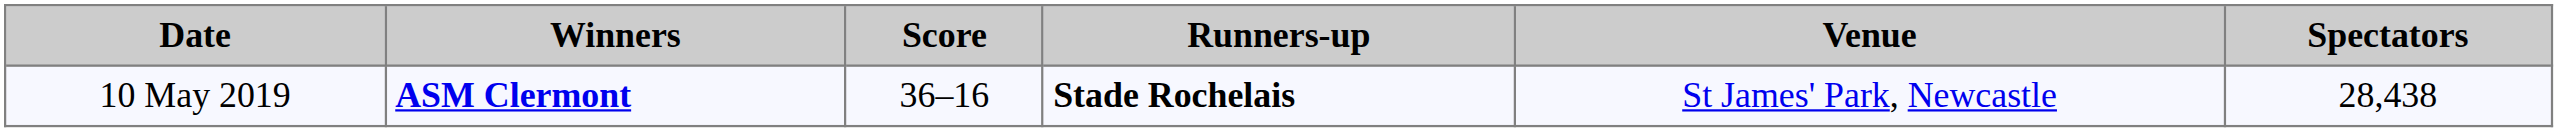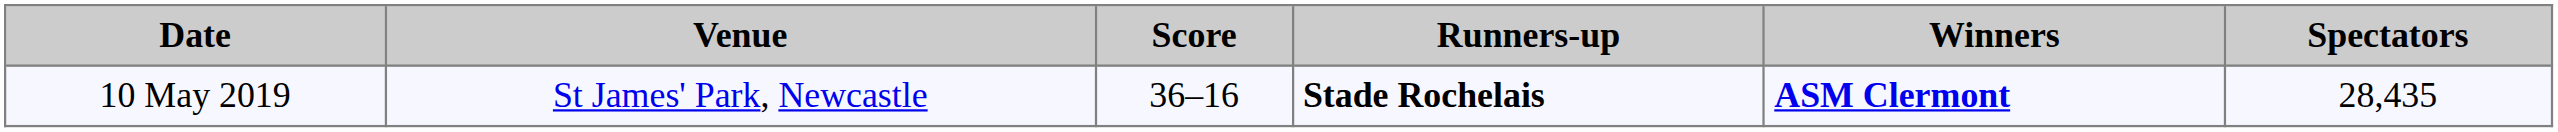columns swapped: (615, 34) <-> (1870, 34)
(2388, 95) 28,438 -> (2388, 95) 28,435
